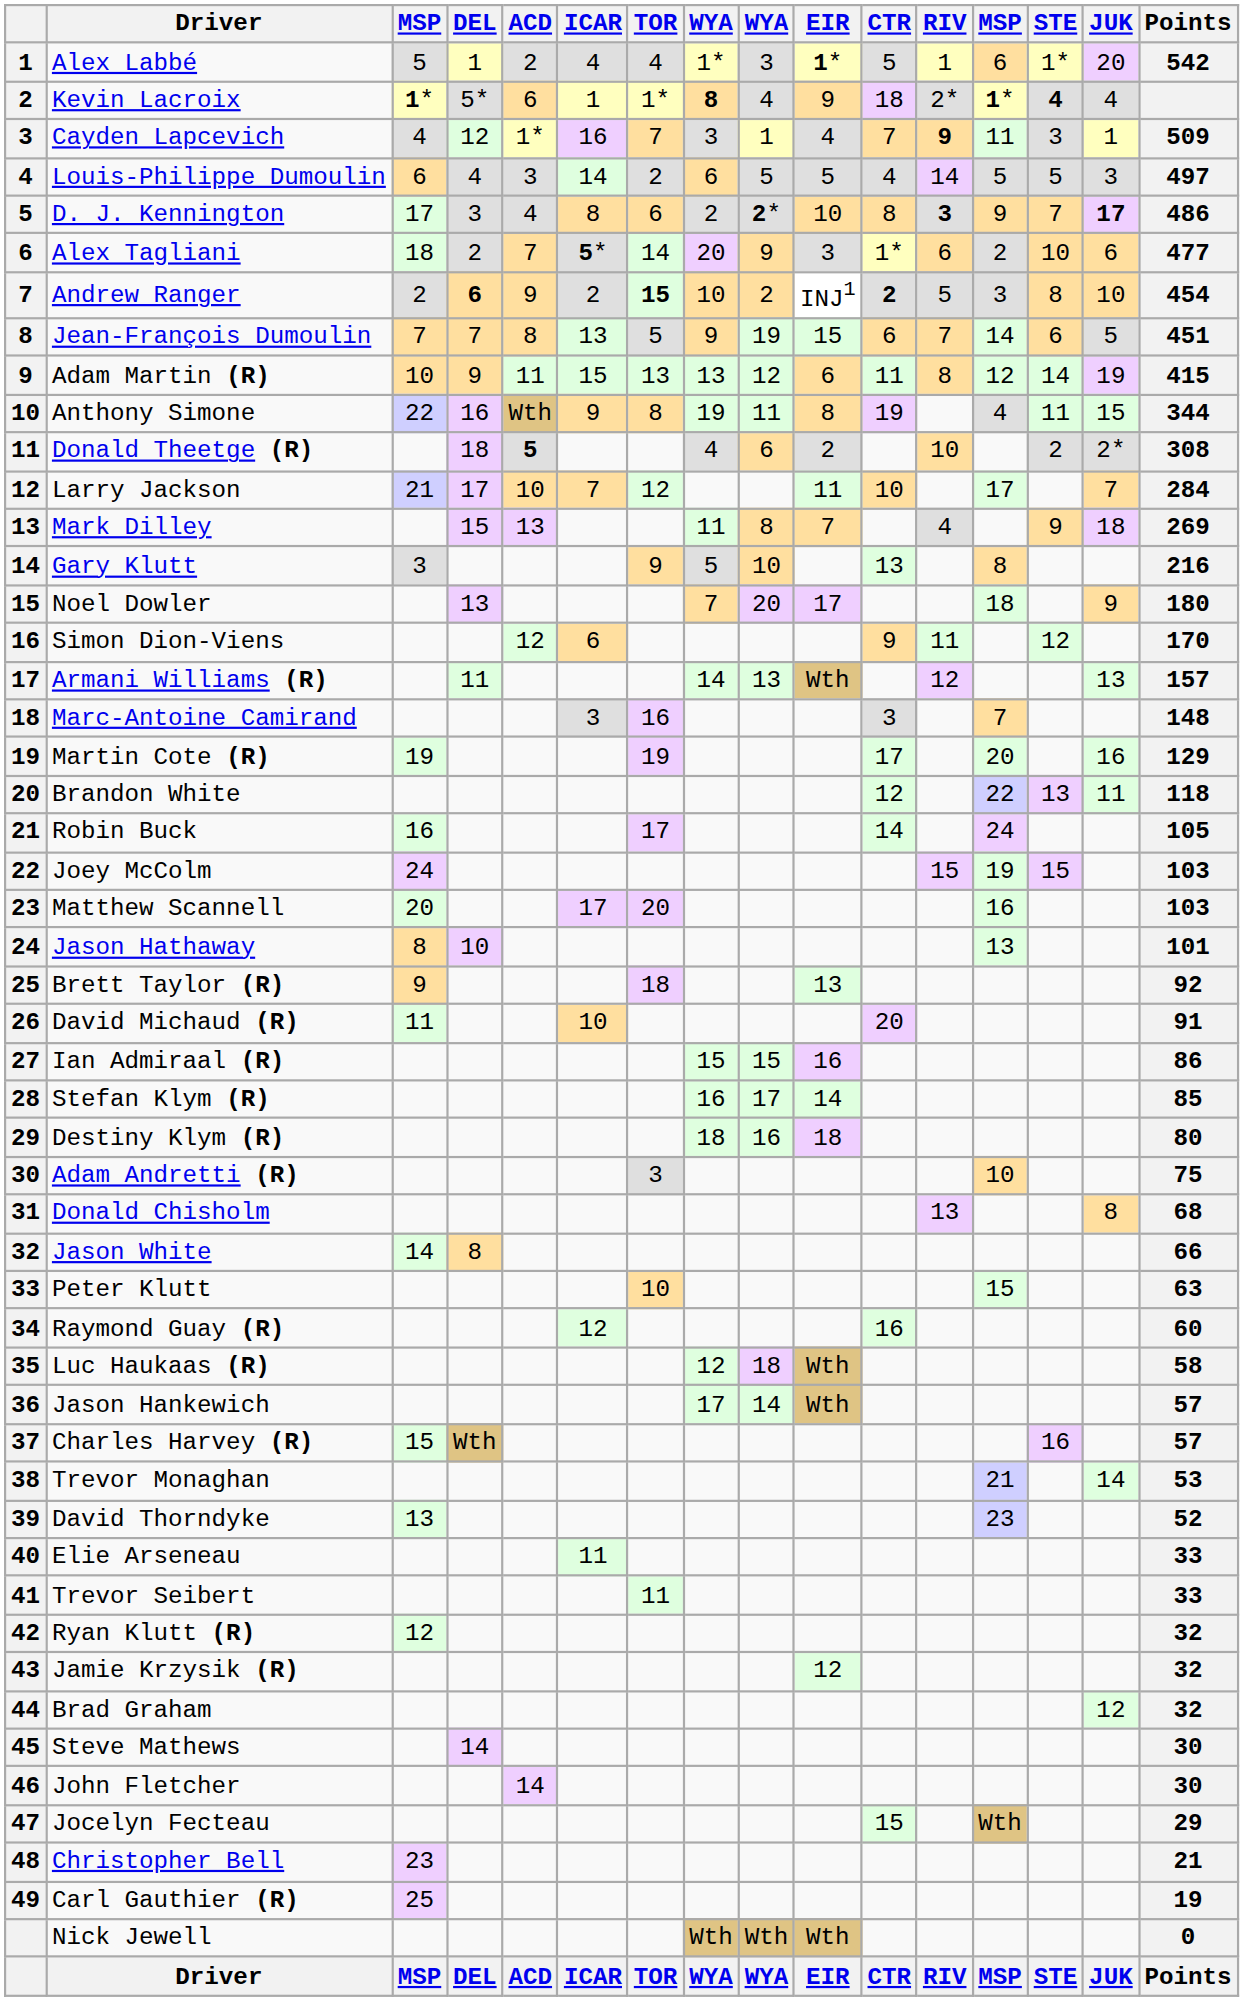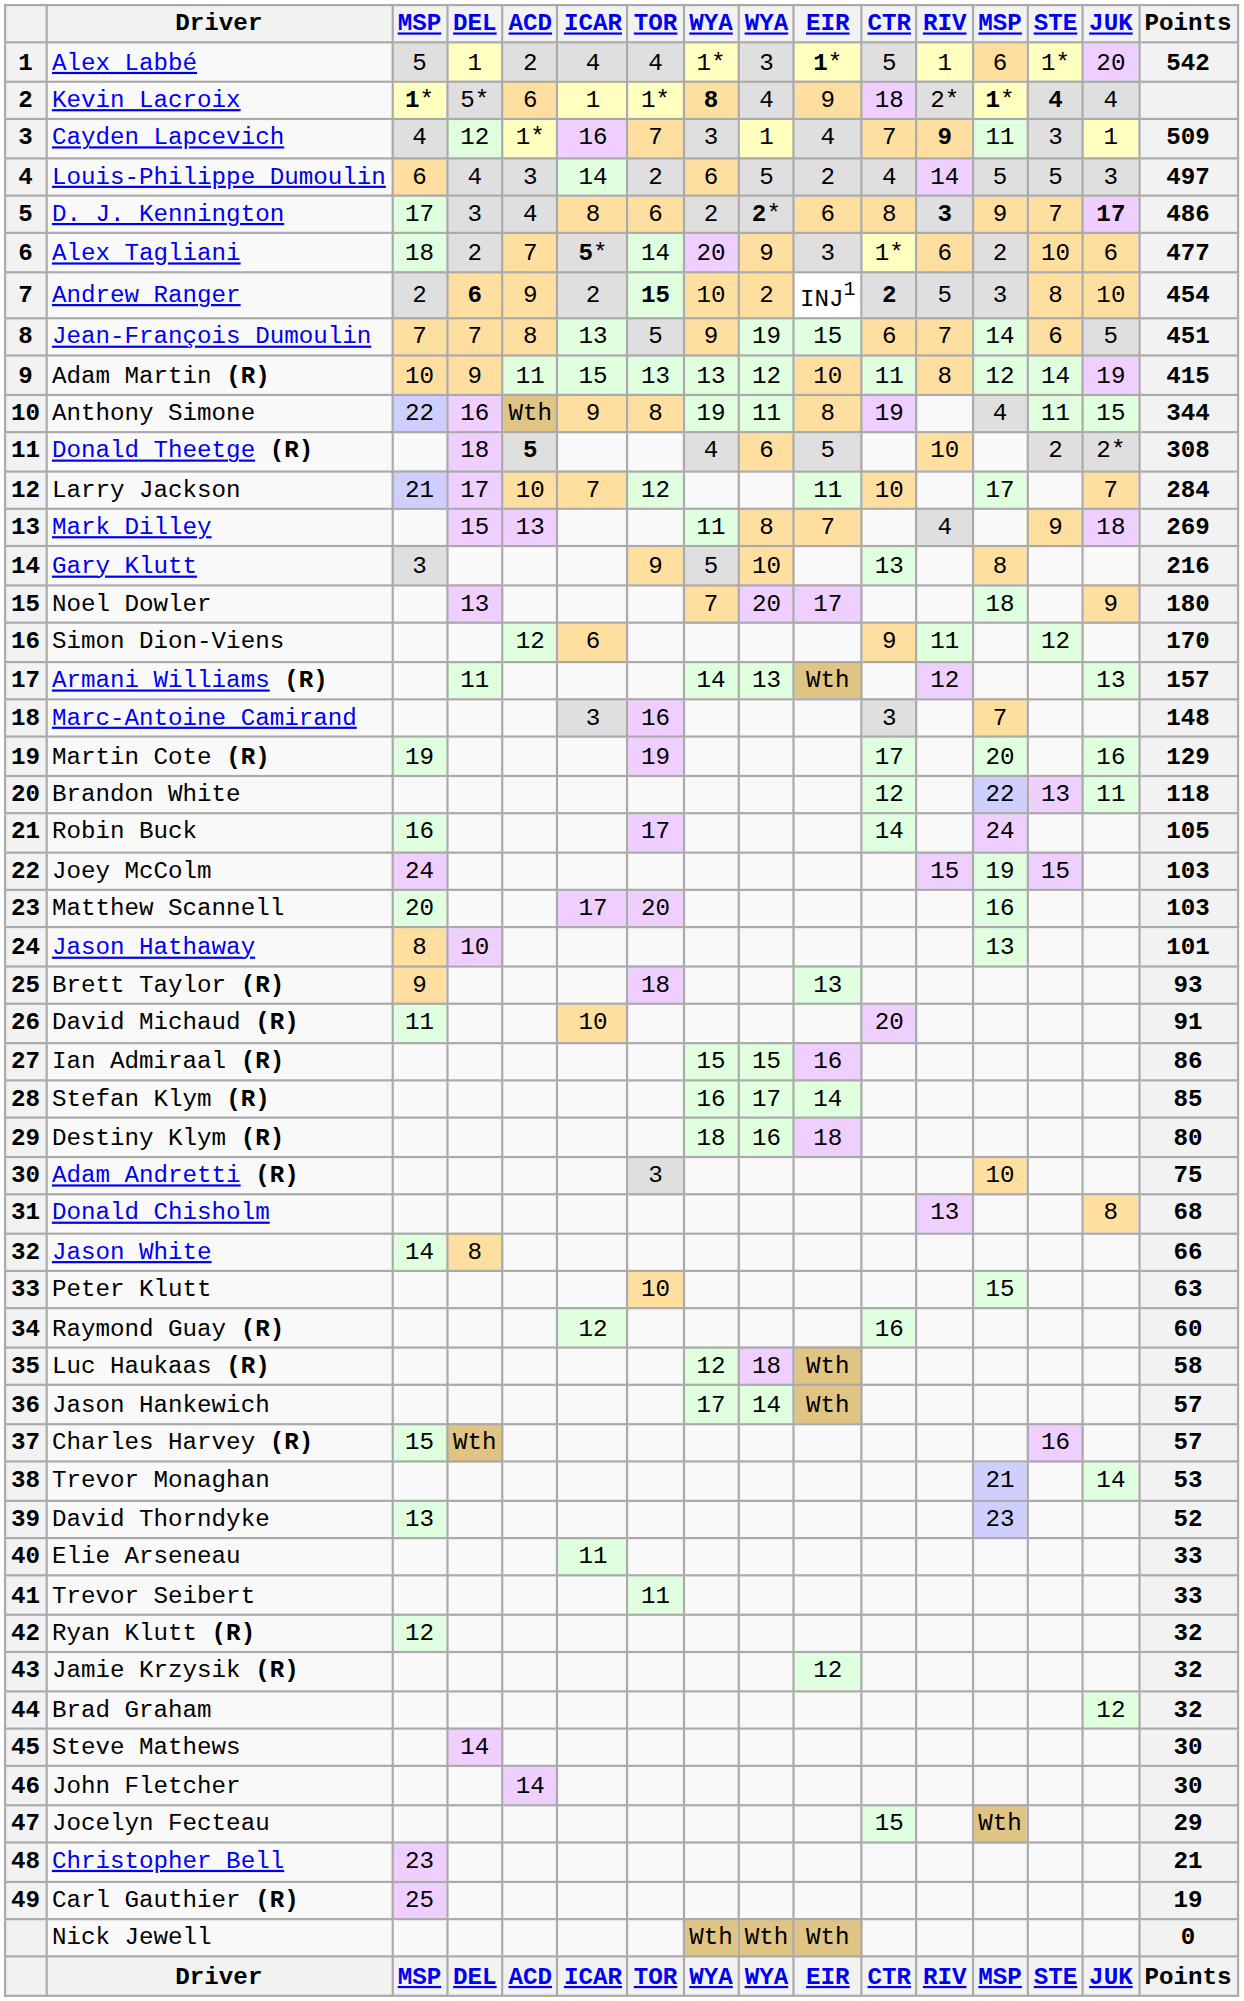(828, 177) 5 -> (828, 177) 2
(828, 215) 10 -> (828, 215) 6
(828, 375) 6 -> (828, 375) 10
(828, 452) 2 -> (828, 452) 5
(1188, 985) 92 -> (1188, 985) 93
